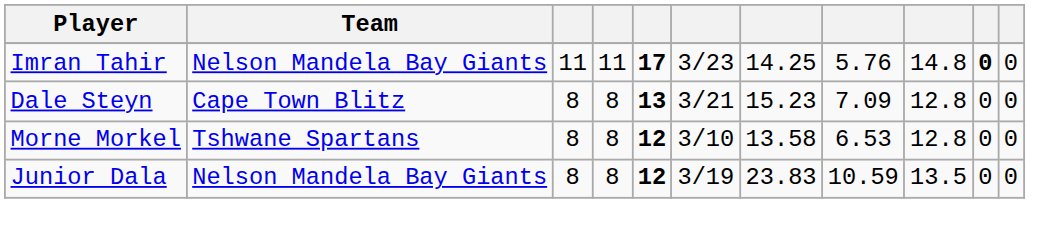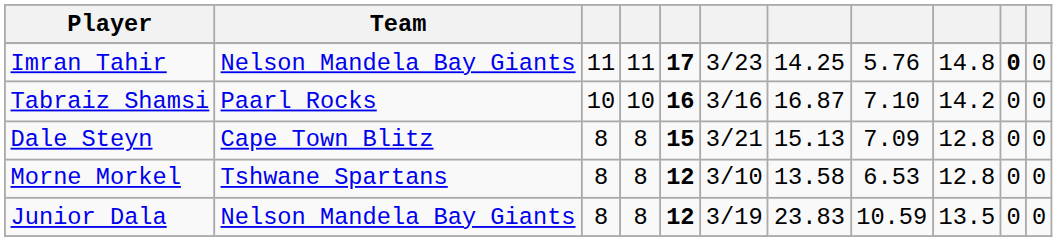+ row: (110, 101)
(652, 101) 13 -> (680, 140) 15
(781, 101) 15.23 -> (809, 140) 15.13
